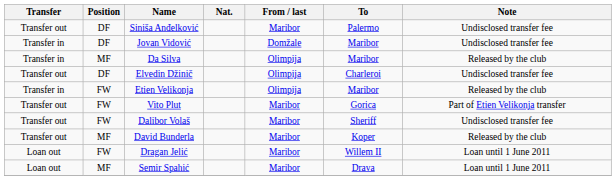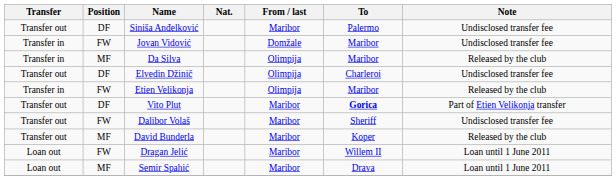(104, 43) DF -> (104, 43) FW
(104, 105) FW -> (104, 105) DF
(363, 105) normal -> (363, 105) bold
